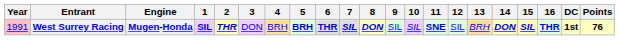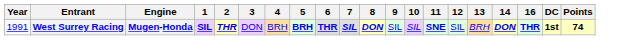- column: (528, 12)
(17, 27) pink background -> (17, 27) no background
(598, 27) 76 -> (578, 27) 74
